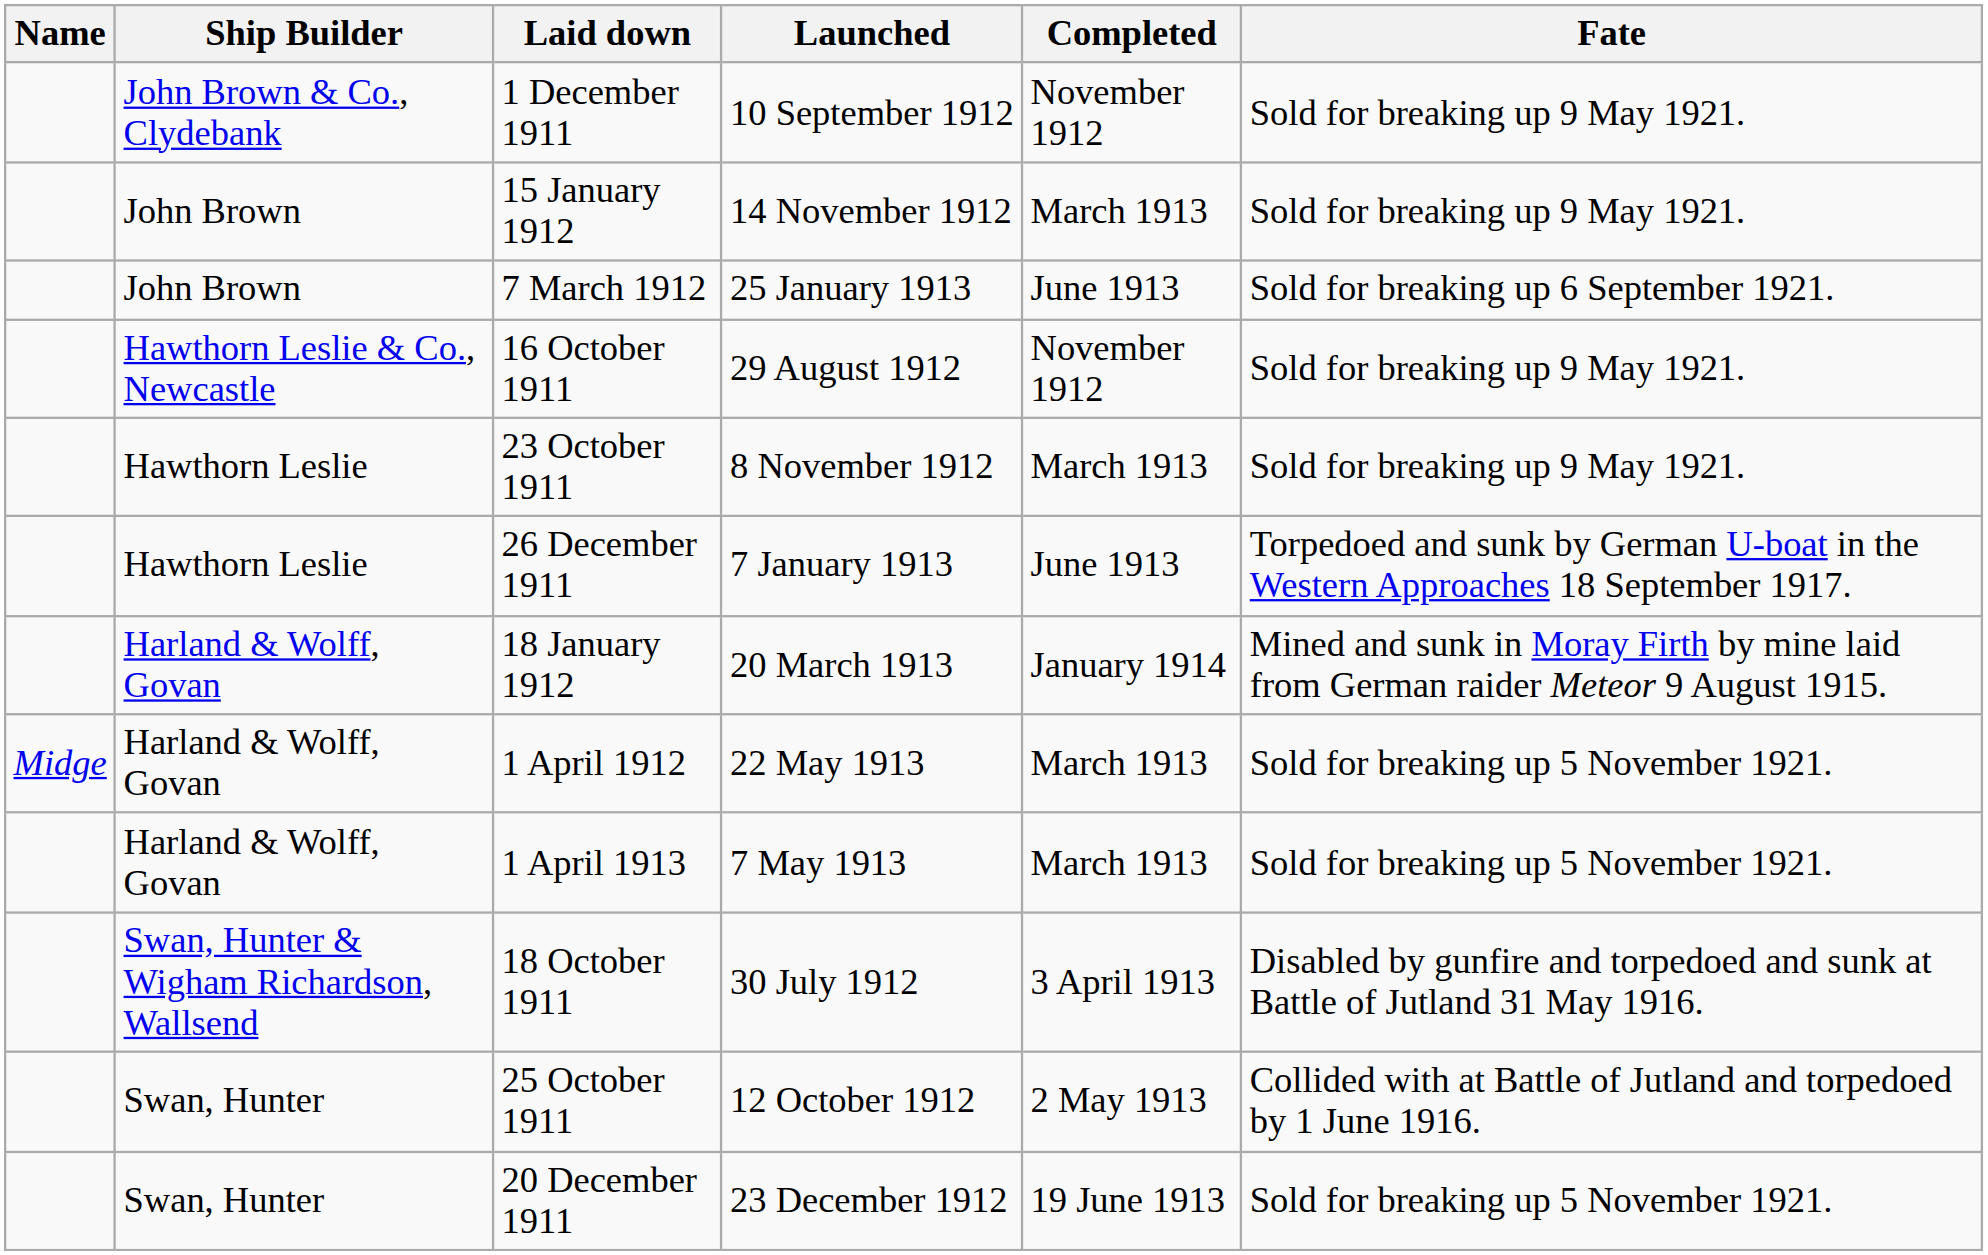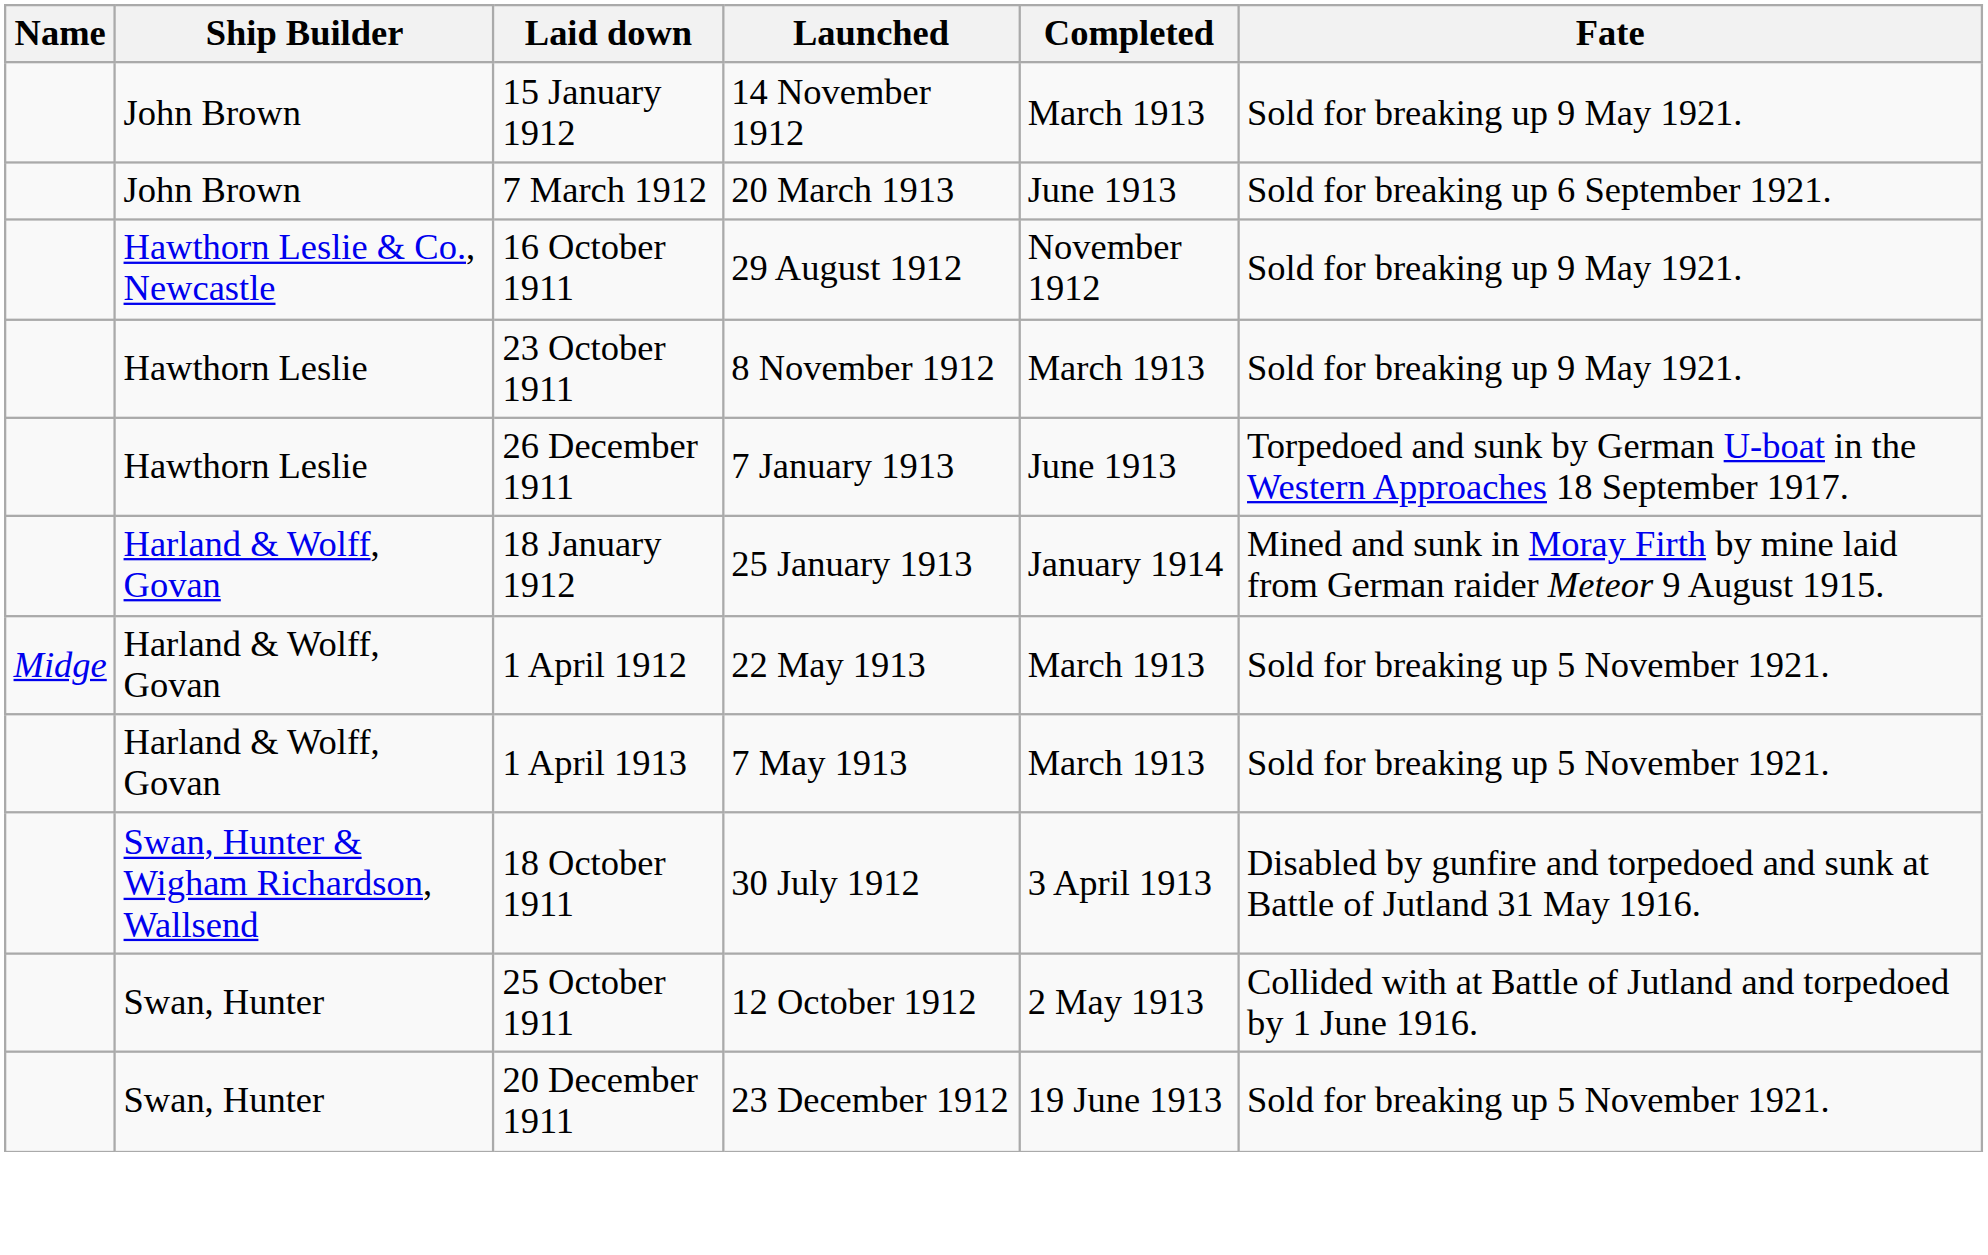- row: (590, 111)
(851, 289) 25 January 1913 -> (843, 190) 20 March 1913
(841, 664) 20 March 1913 -> (852, 565) 25 January 1913
